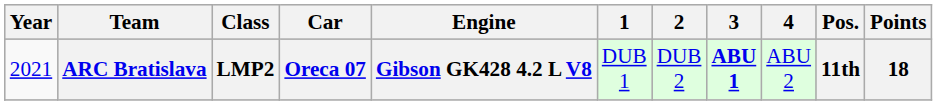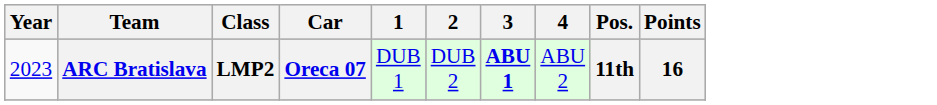- column: (484, 21)
(31, 69) 2021 -> (31, 69) 2023
(898, 69) 18 -> (672, 69) 16
